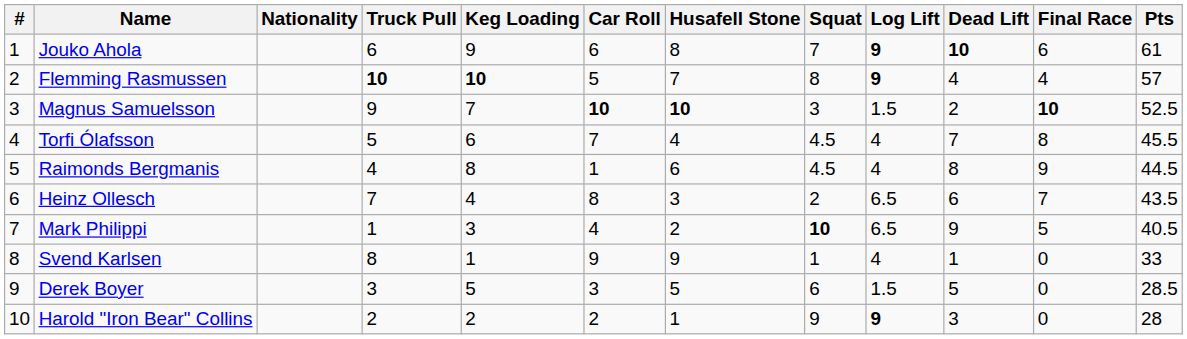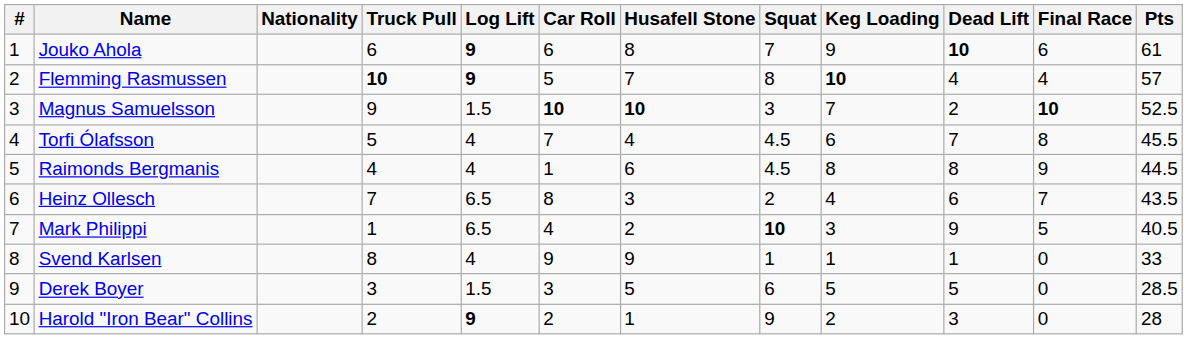columns swapped: (905, 19) <-> (523, 19)
